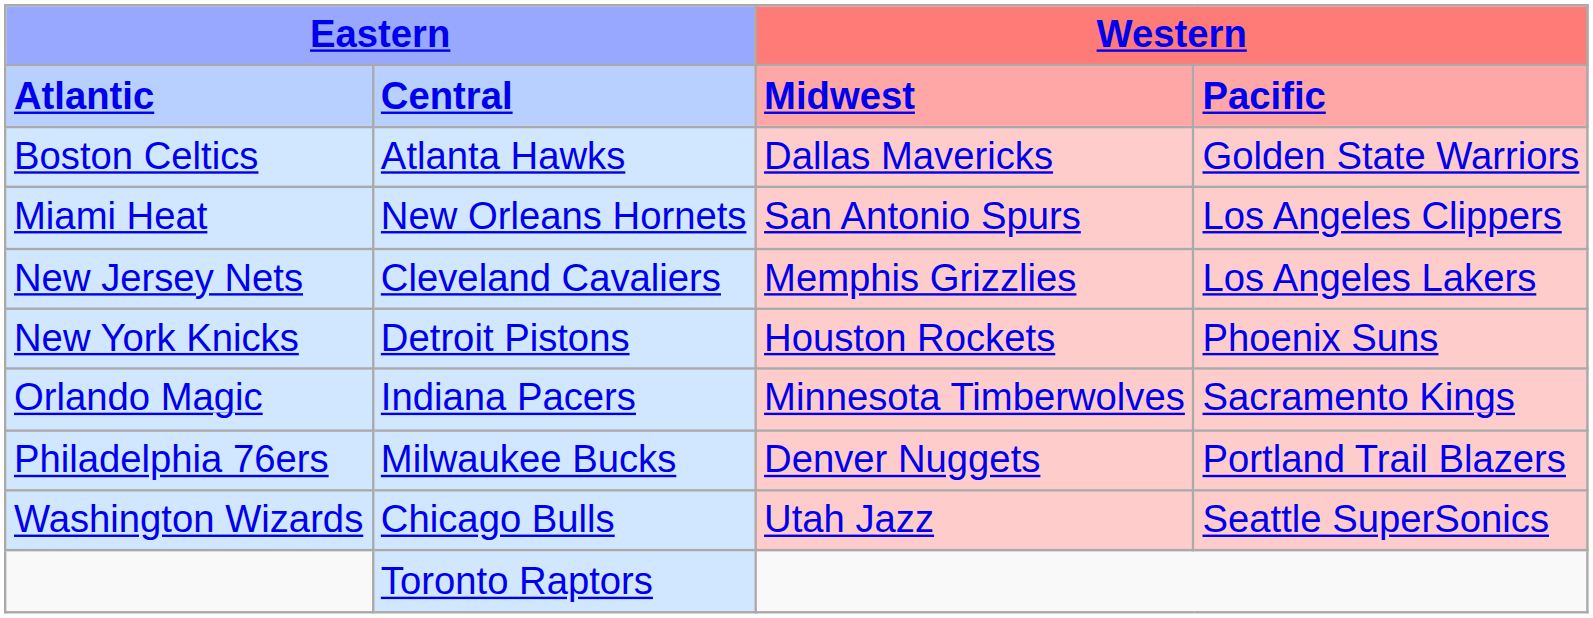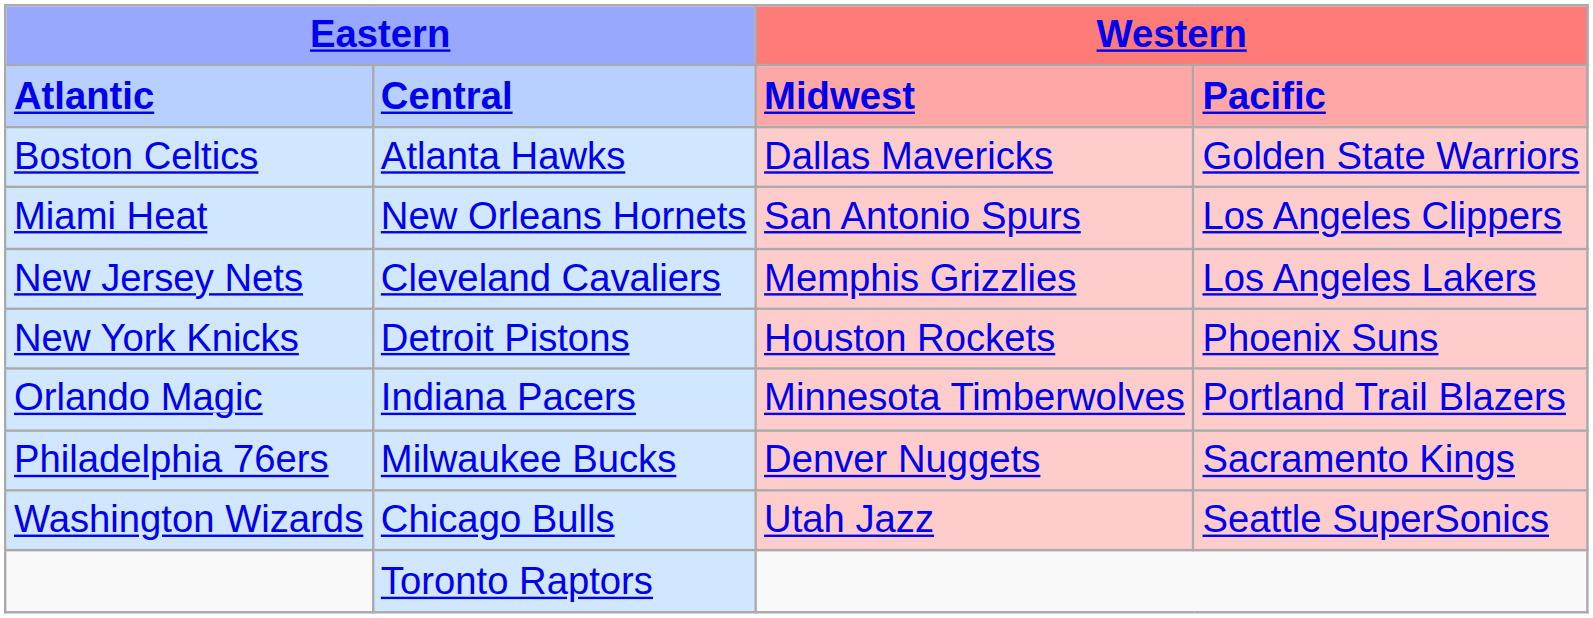(1359, 398) Sacramento Kings -> (1384, 398) Portland Trail Blazers
(1384, 459) Portland Trail Blazers -> (1359, 459) Sacramento Kings
